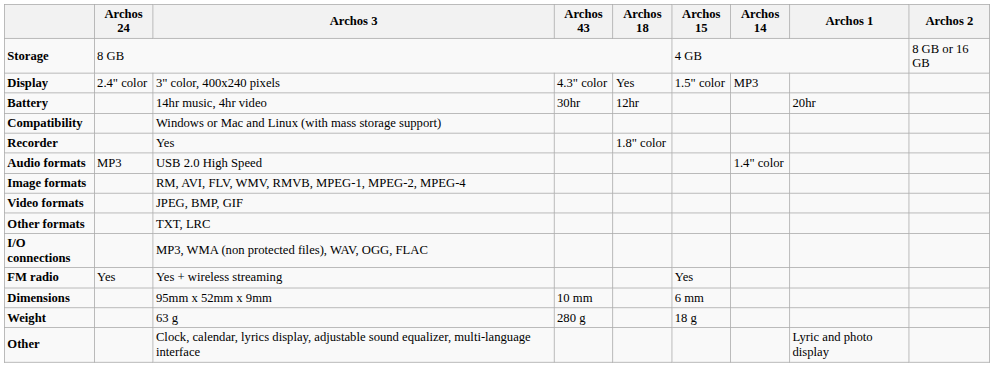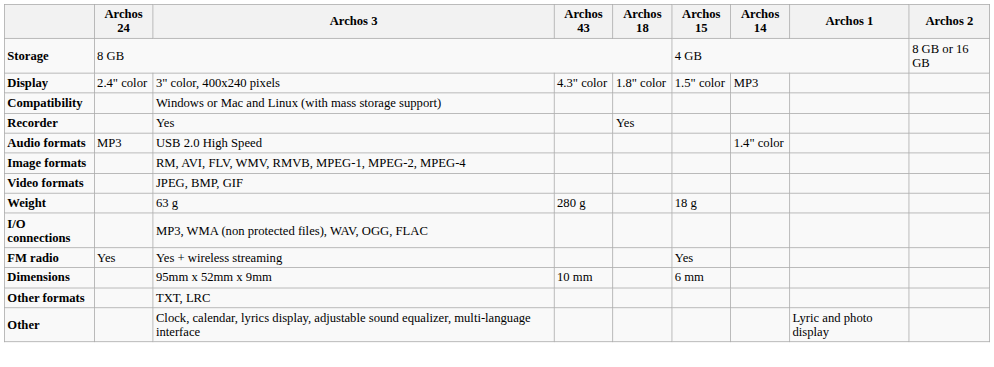(625, 83) Yes -> (641, 83) 1.8" color
- row: (28, 103)
(641, 143) 1.8" color -> (625, 123) Yes
rows swapped: (46, 223) <-> (27, 317)
